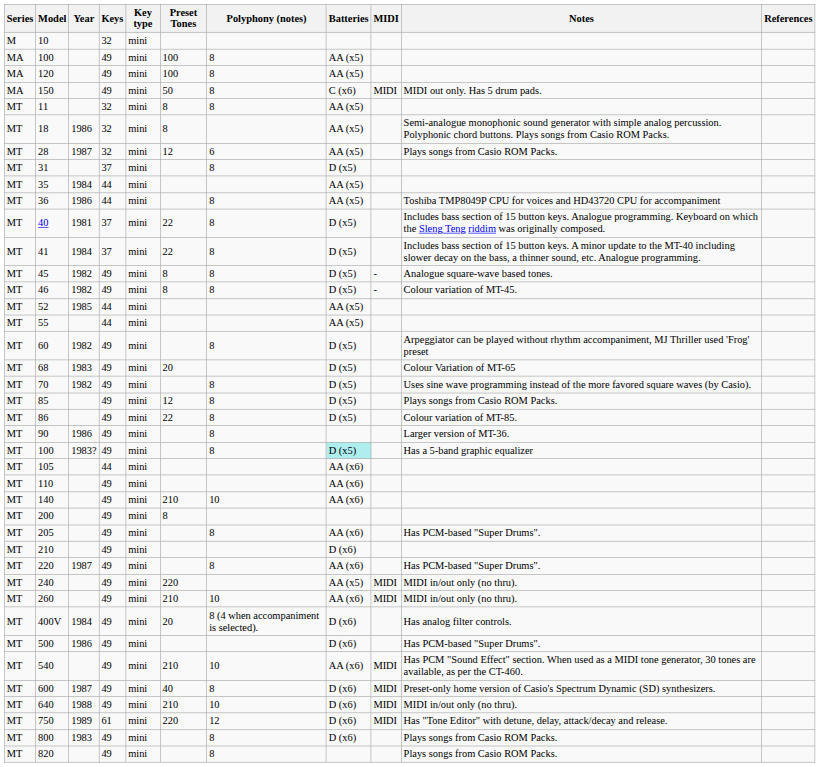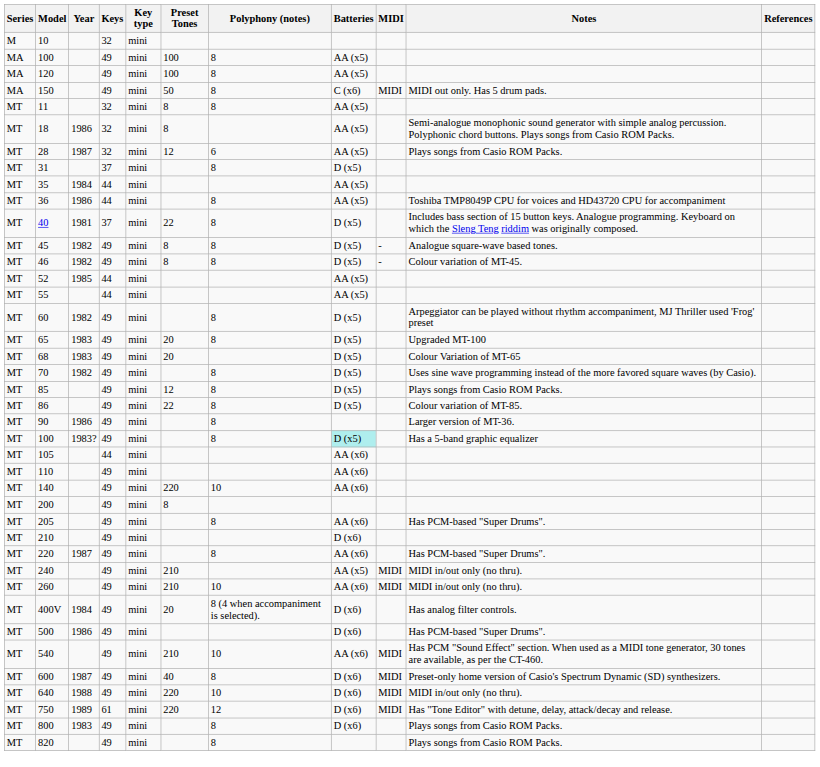- row: (43, 251)
+ row: (43, 339)
(170, 500) 210 -> (171, 488) 220
(170, 582) 220 -> (171, 570) 210
(170, 704) 210 -> (171, 693) 220
